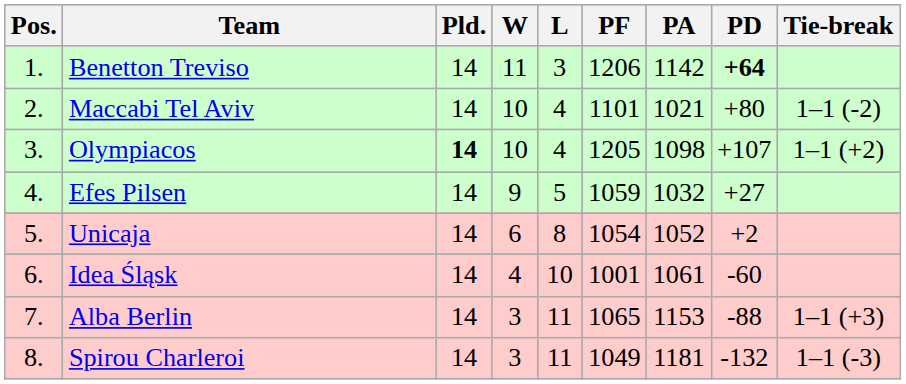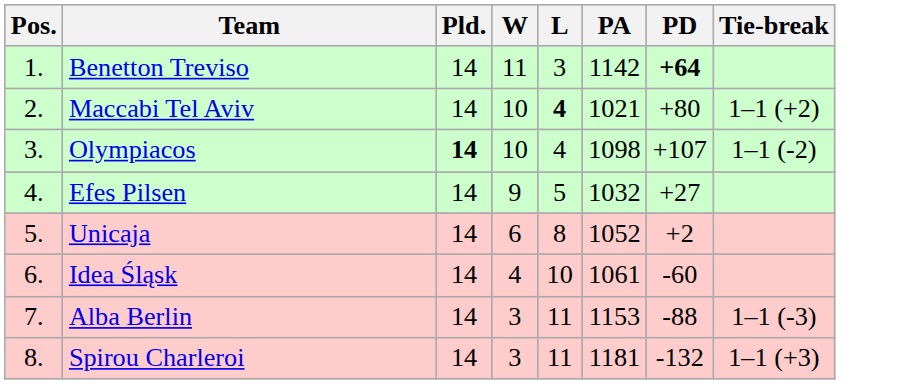- column: (614, 25)
(560, 108) normal -> (560, 108) bold
(838, 108) 1–1 (-2) -> (774, 108) 1–1 (+2)
(838, 150) 1–1 (+2) -> (774, 150) 1–1 (-2)
(838, 316) 1–1 (+3) -> (774, 316) 1–1 (-3)
(838, 358) 1–1 (-3) -> (774, 358) 1–1 (+3)
